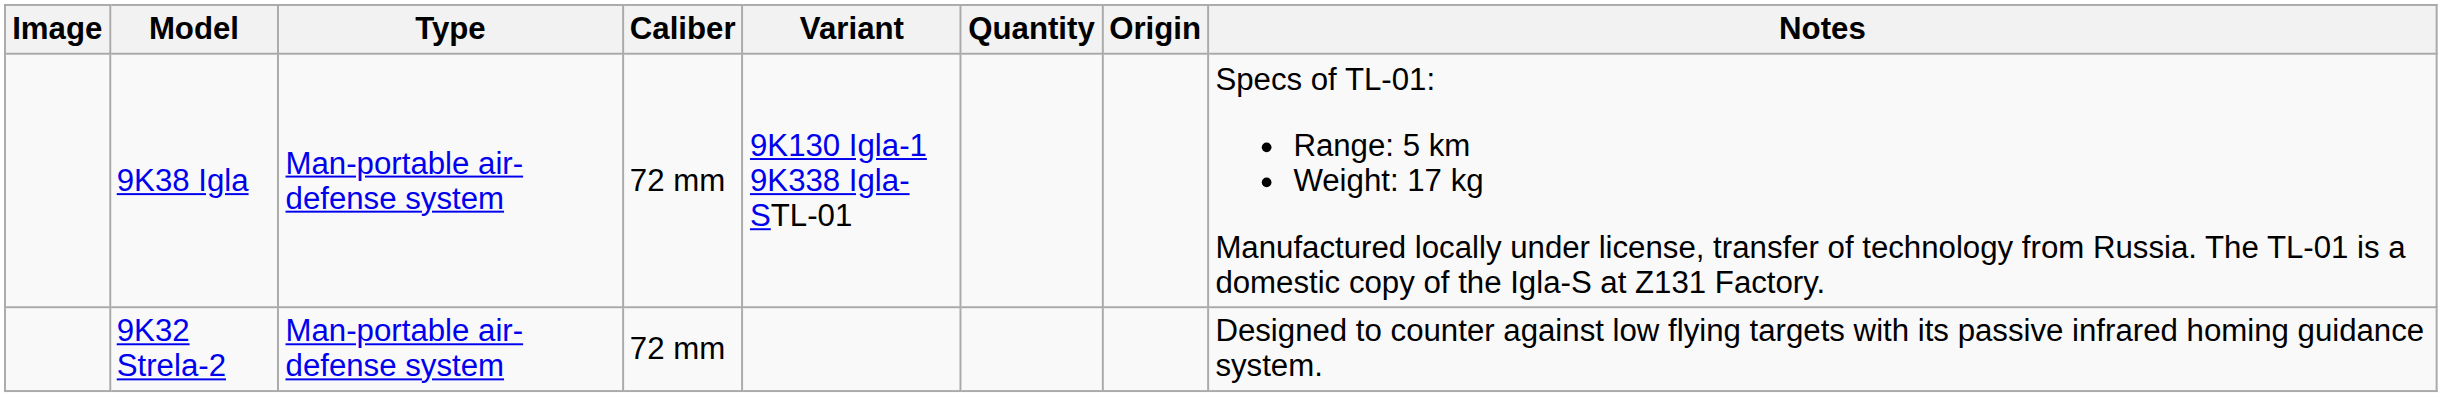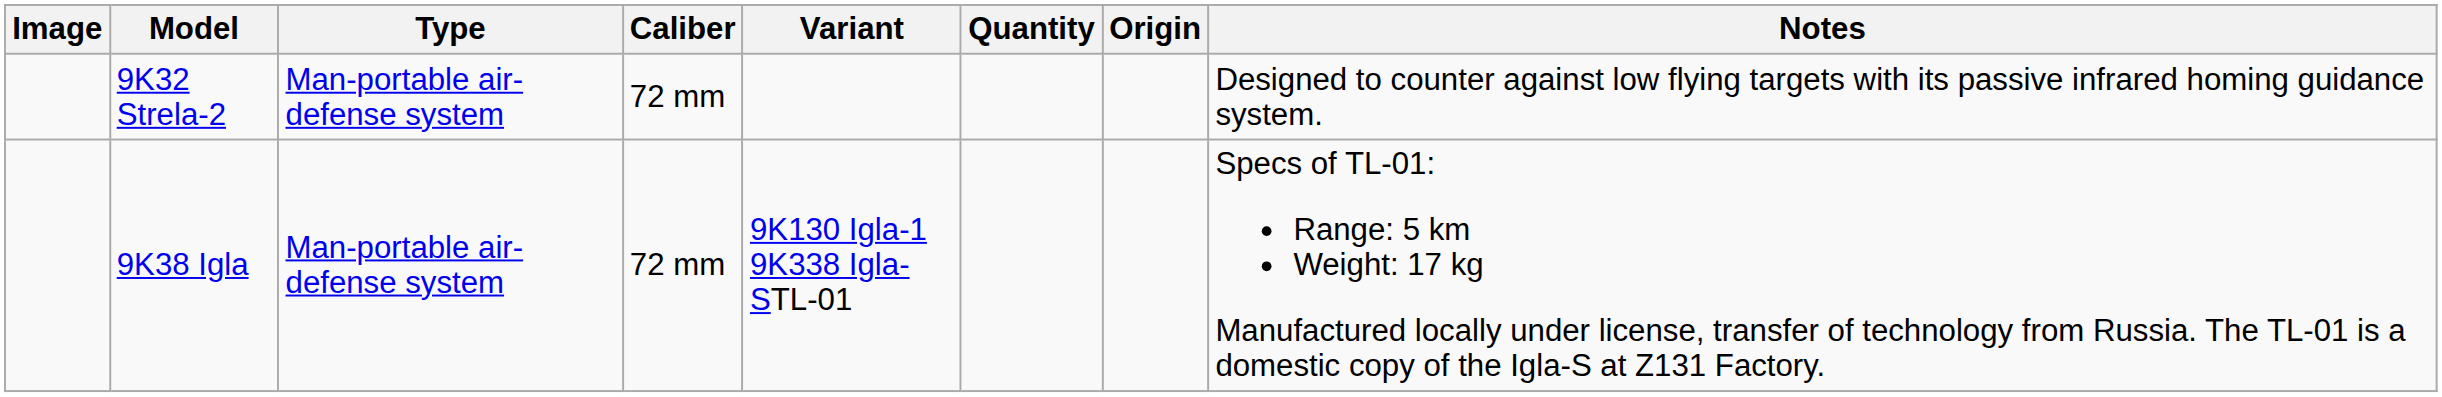rows swapped: (171, 348) <-> (183, 180)
